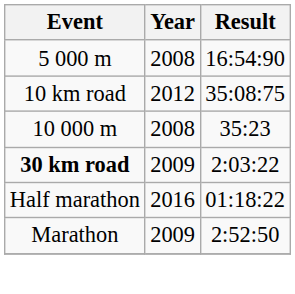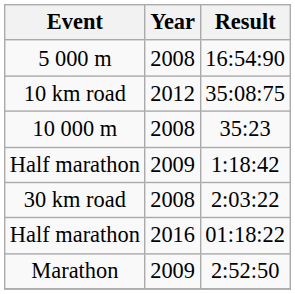+ row: (245, 164)
(75, 164) bold -> (75, 199) normal
(173, 164) 2009 -> (173, 199) 2008
